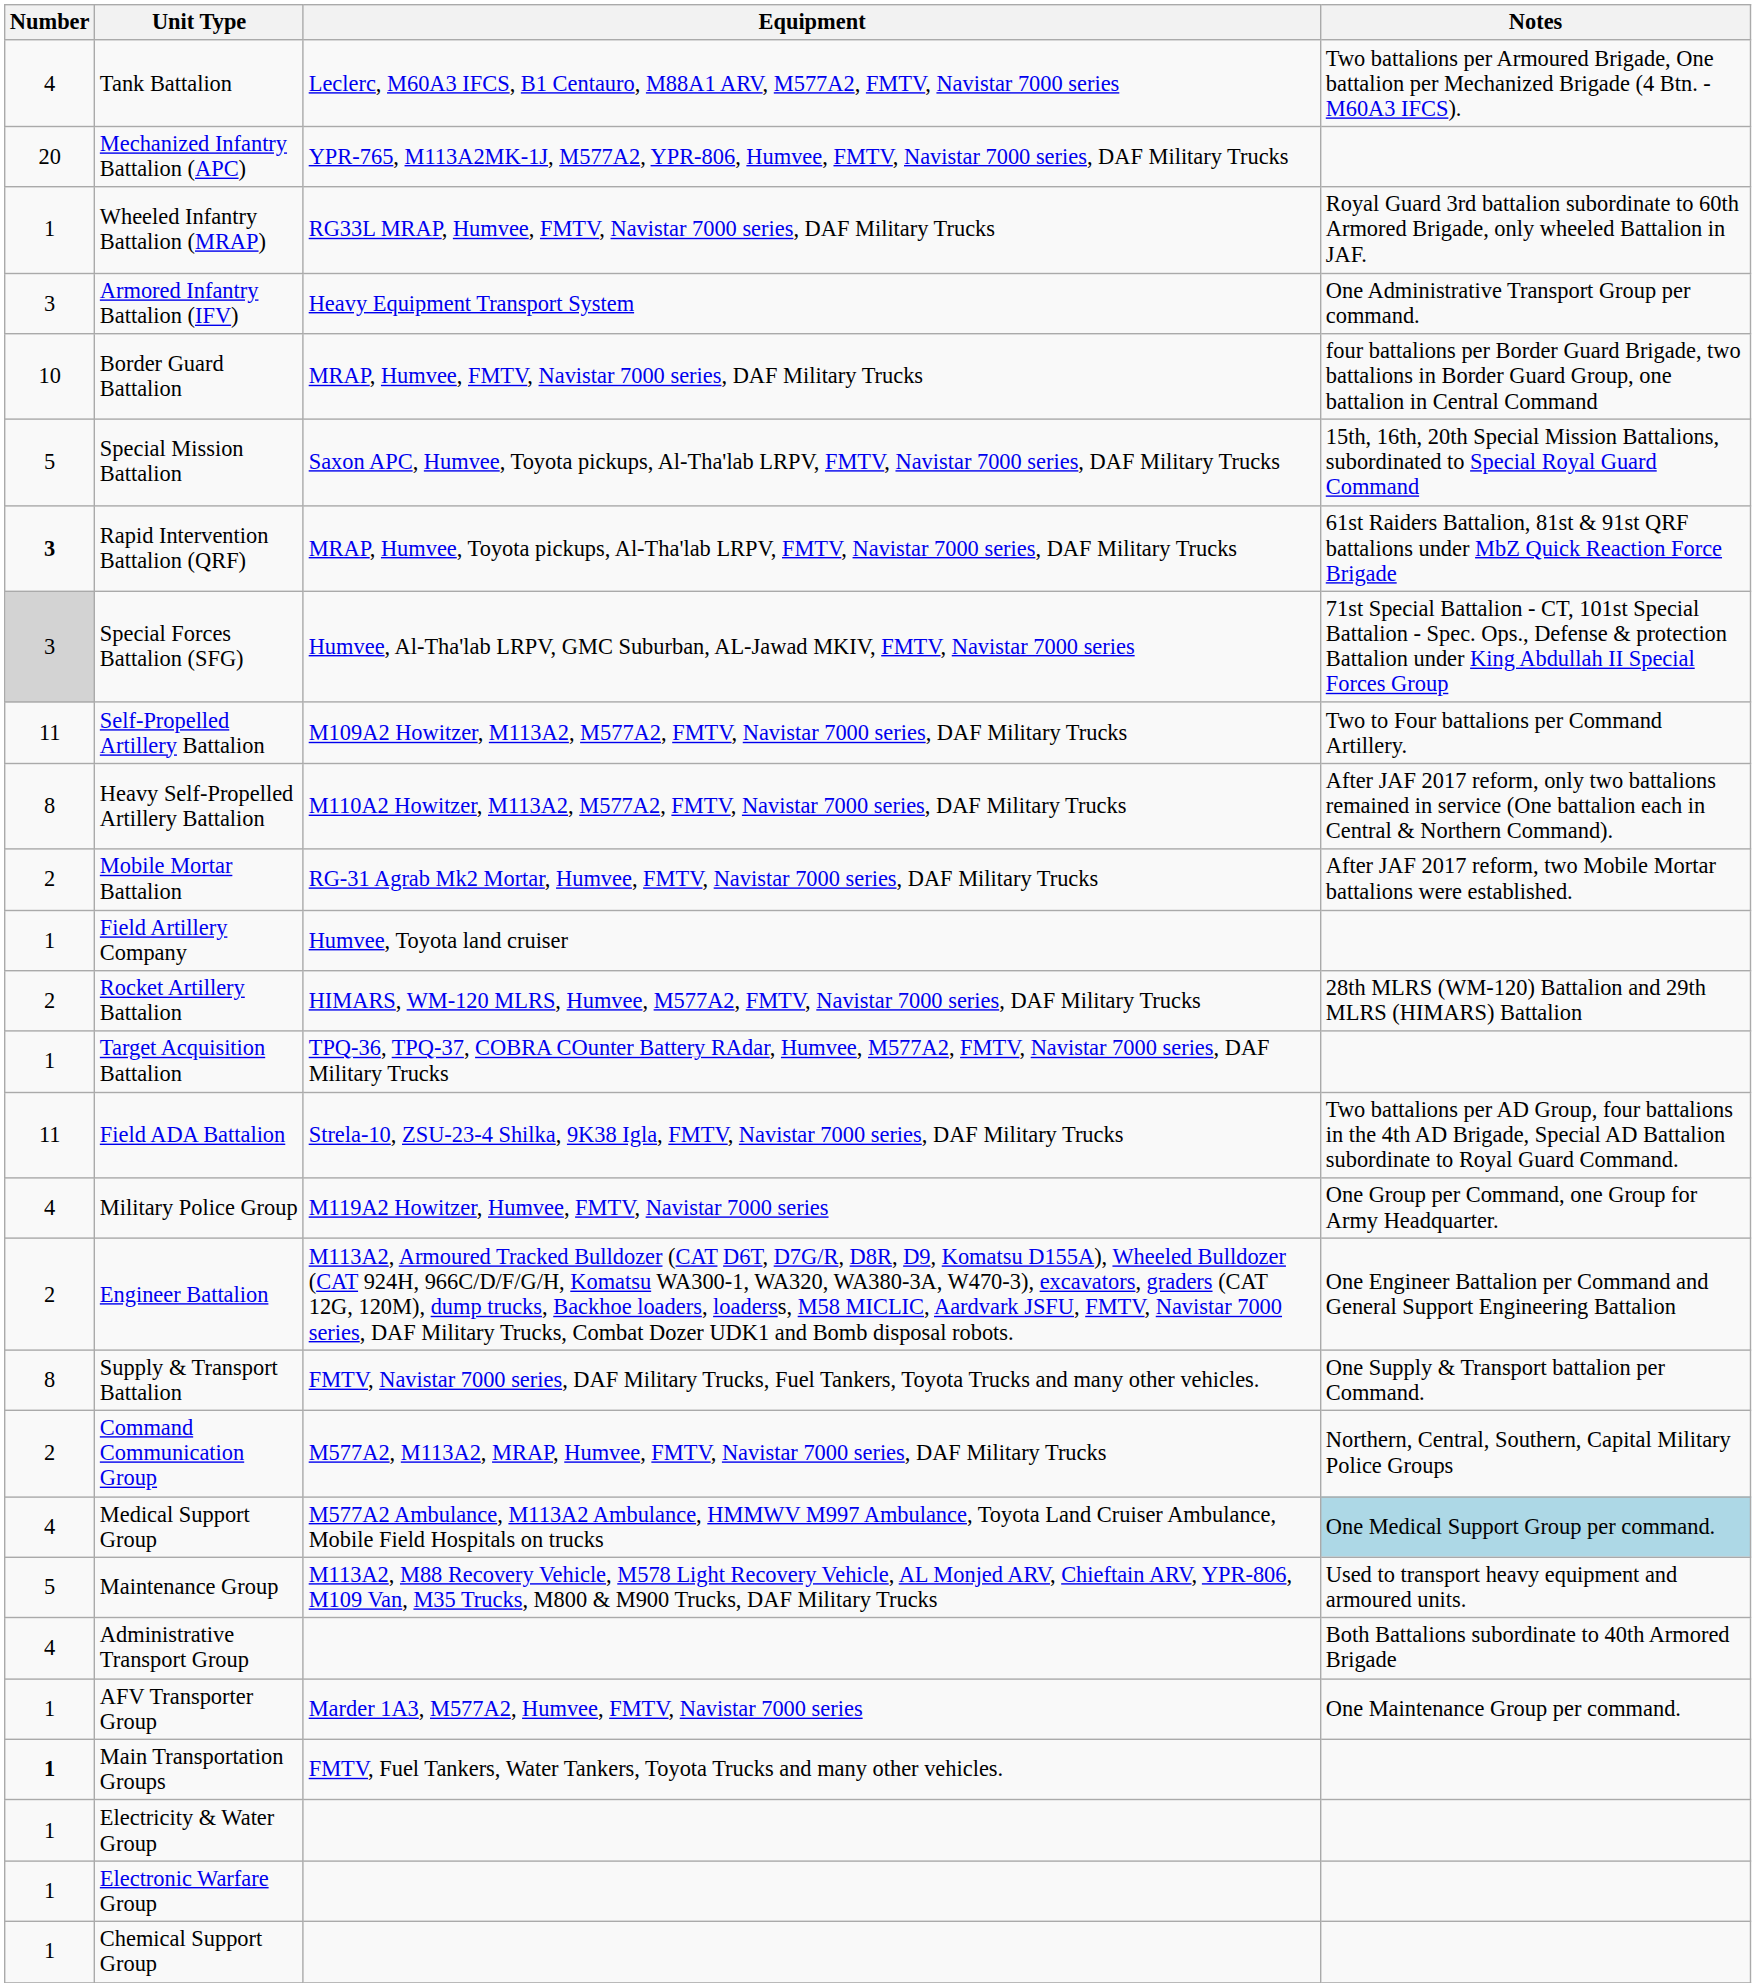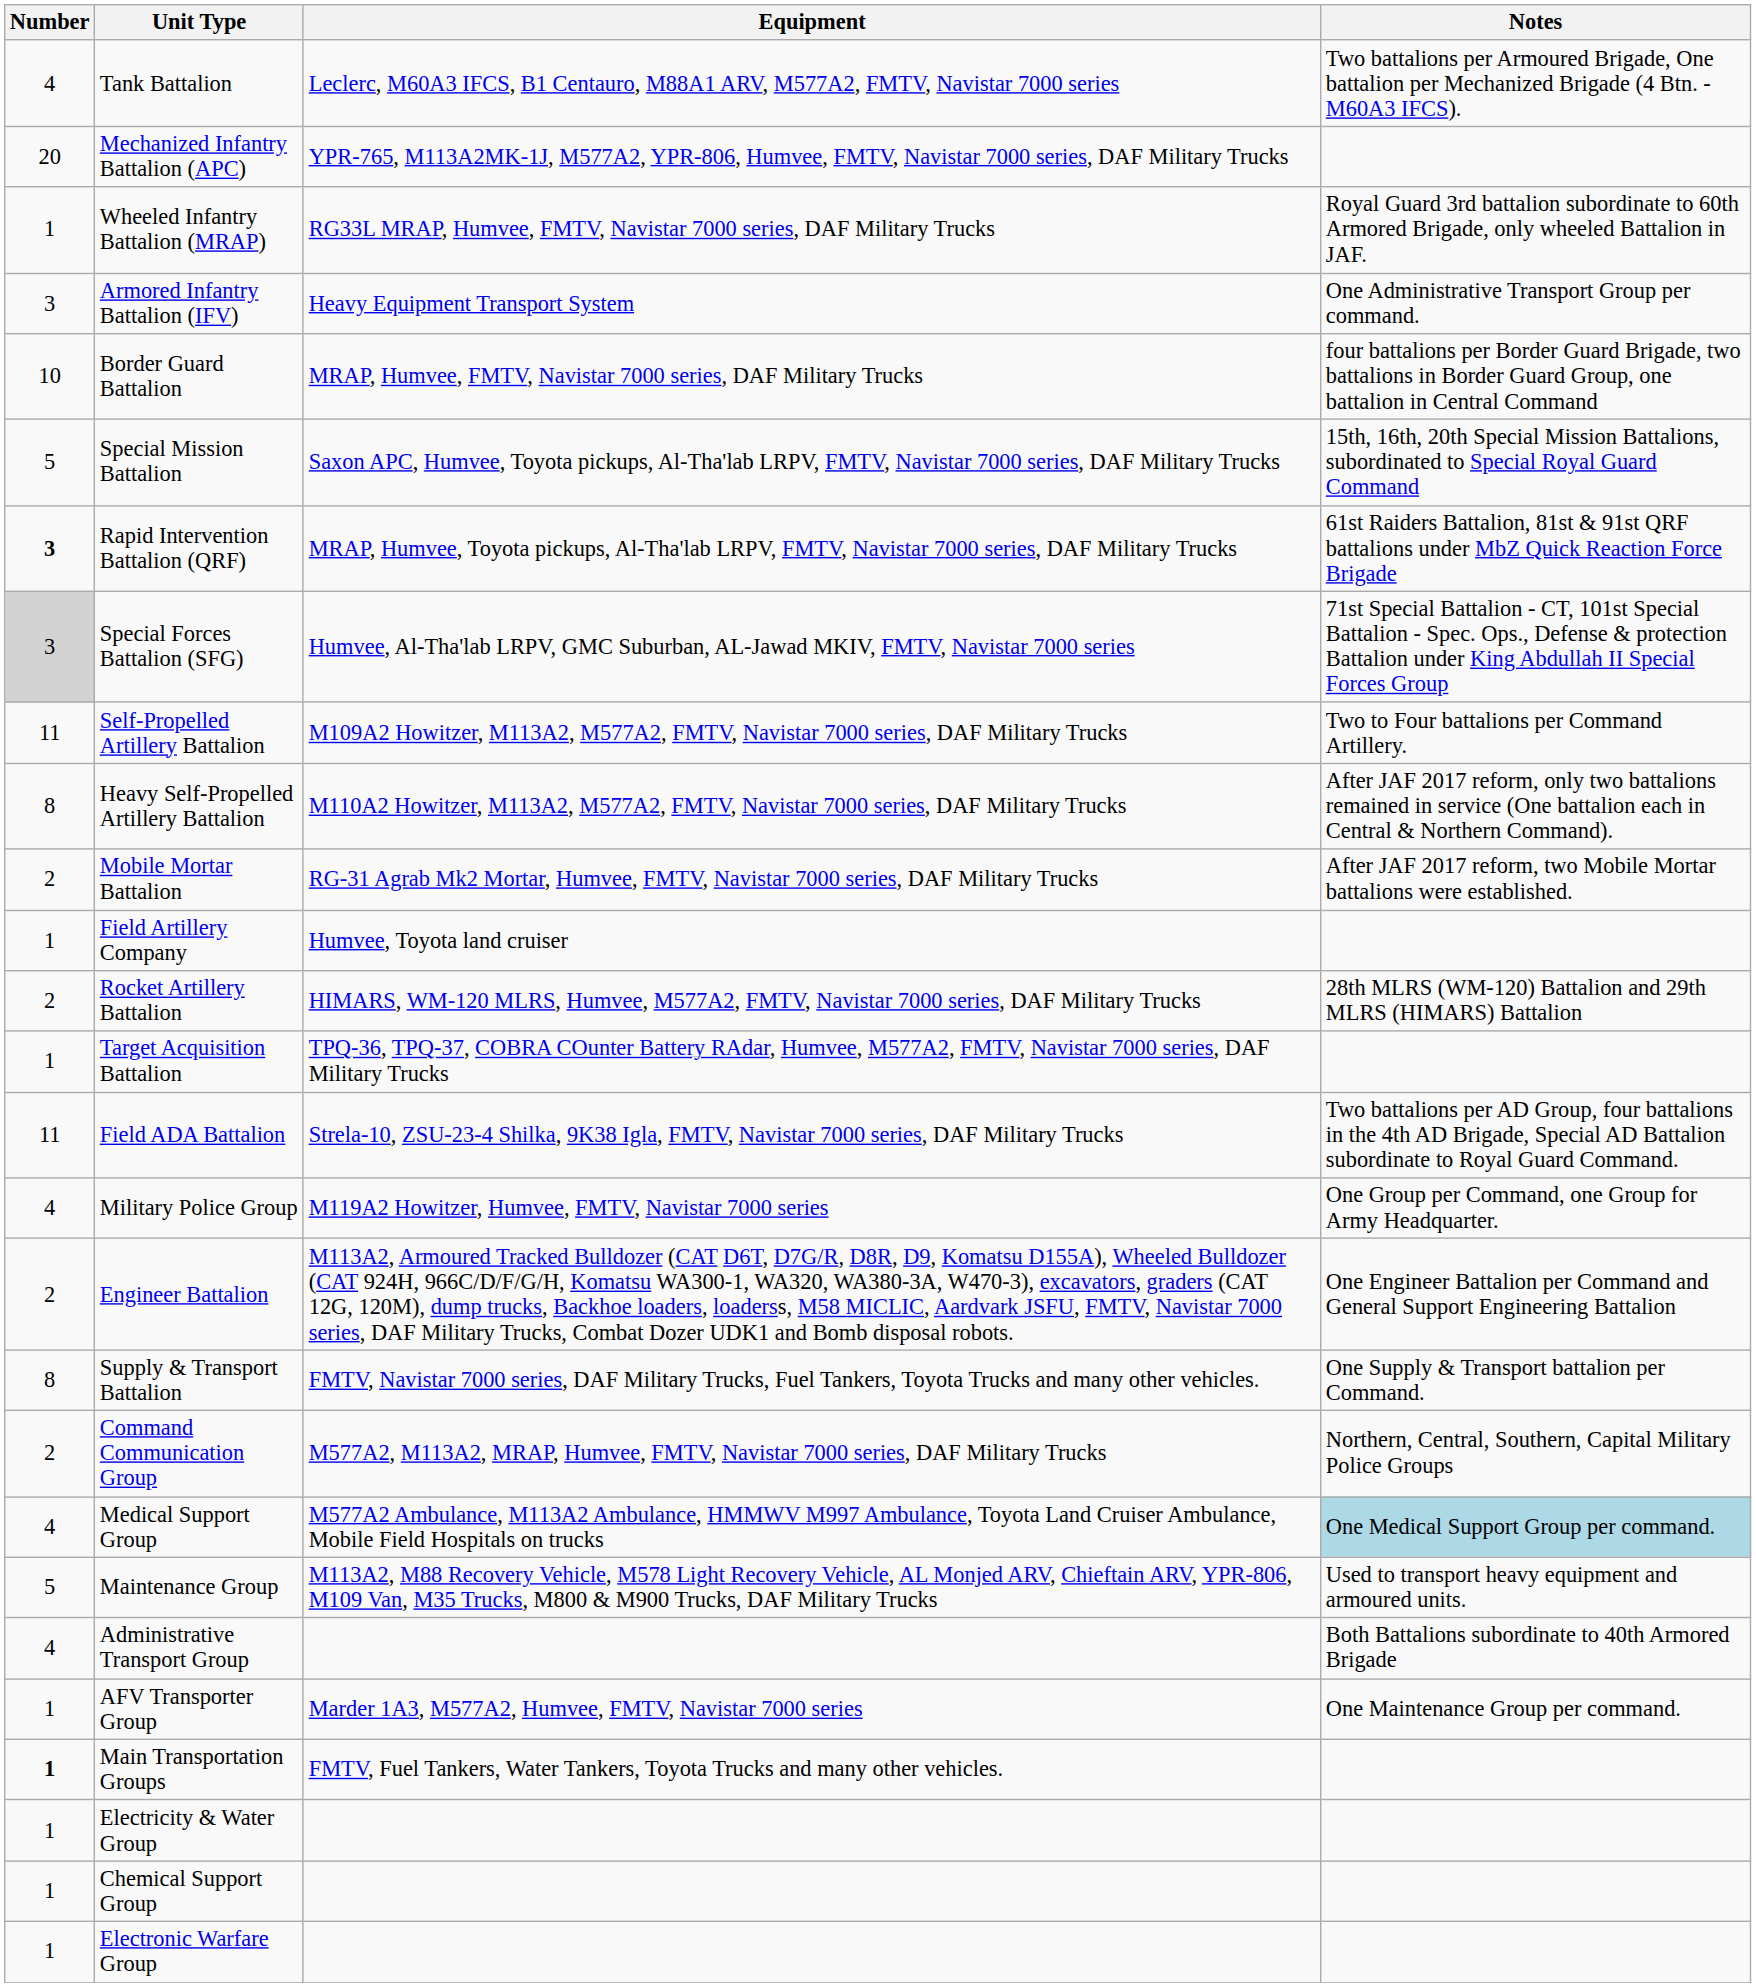rows swapped: (184, 1890) <-> (181, 1951)
